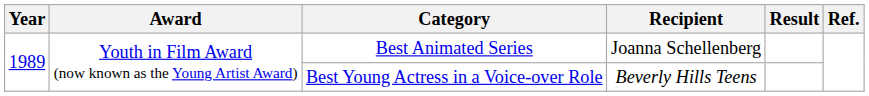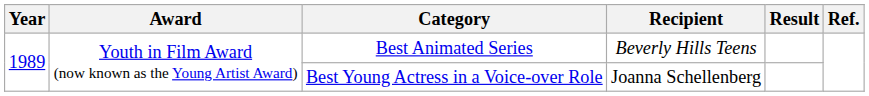(686, 47) Joanna Schellenberg -> (686, 47) Beverly Hills Teens
(686, 76) Beverly Hills Teens -> (686, 76) Joanna Schellenberg
